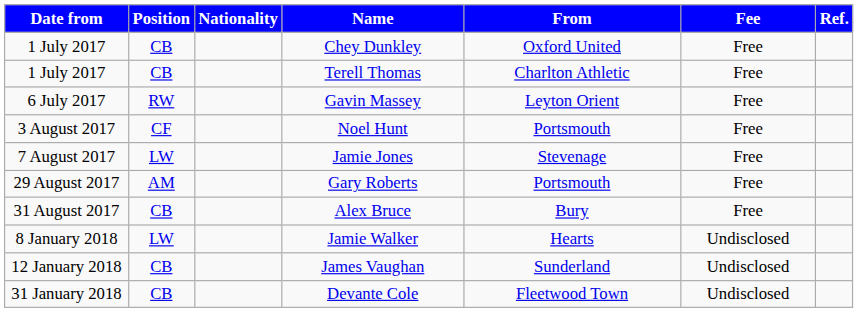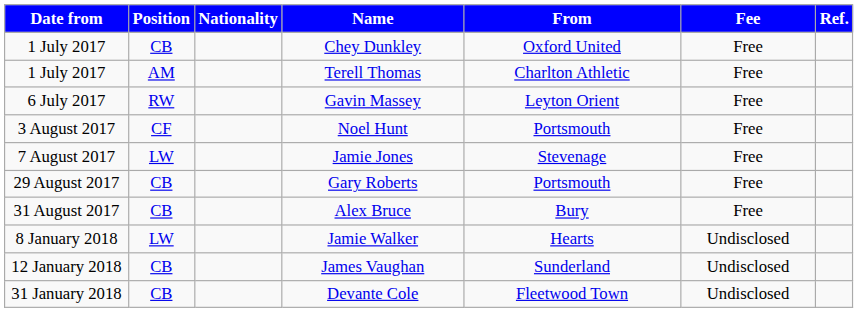(161, 73) CB -> (161, 73) AM
(161, 183) AM -> (161, 183) CB
